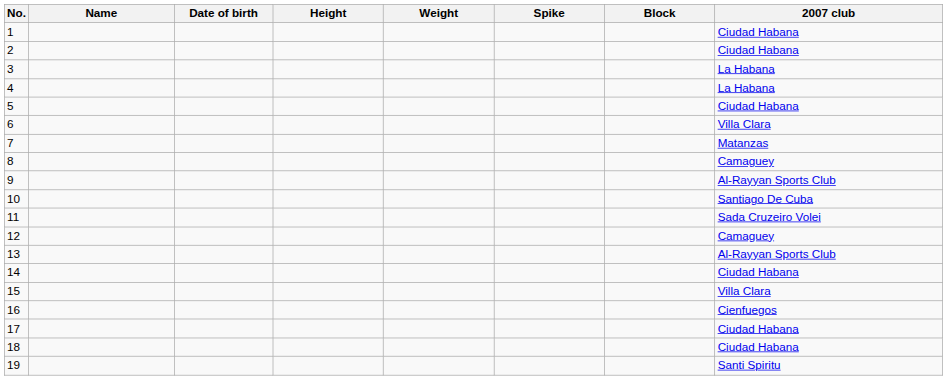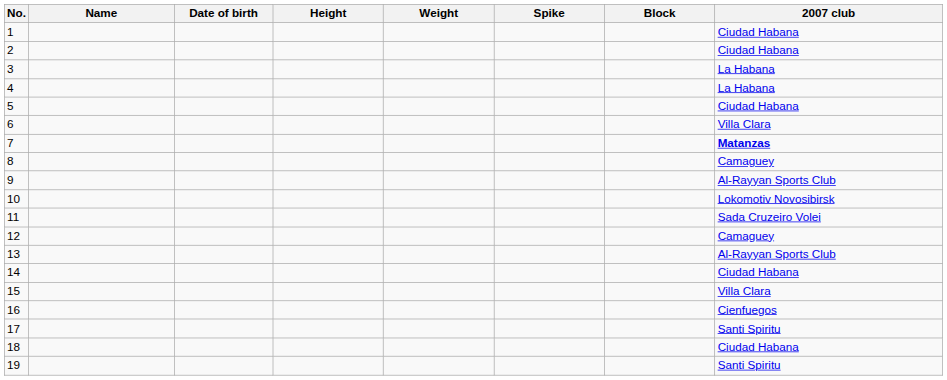(743, 143) normal -> (744, 143) bold
(765, 198) Santiago De Cuba -> (776, 198) Lokomotiv Novosibirsk
(758, 328) Ciudad Habana -> (749, 328) Santi Spiritu
